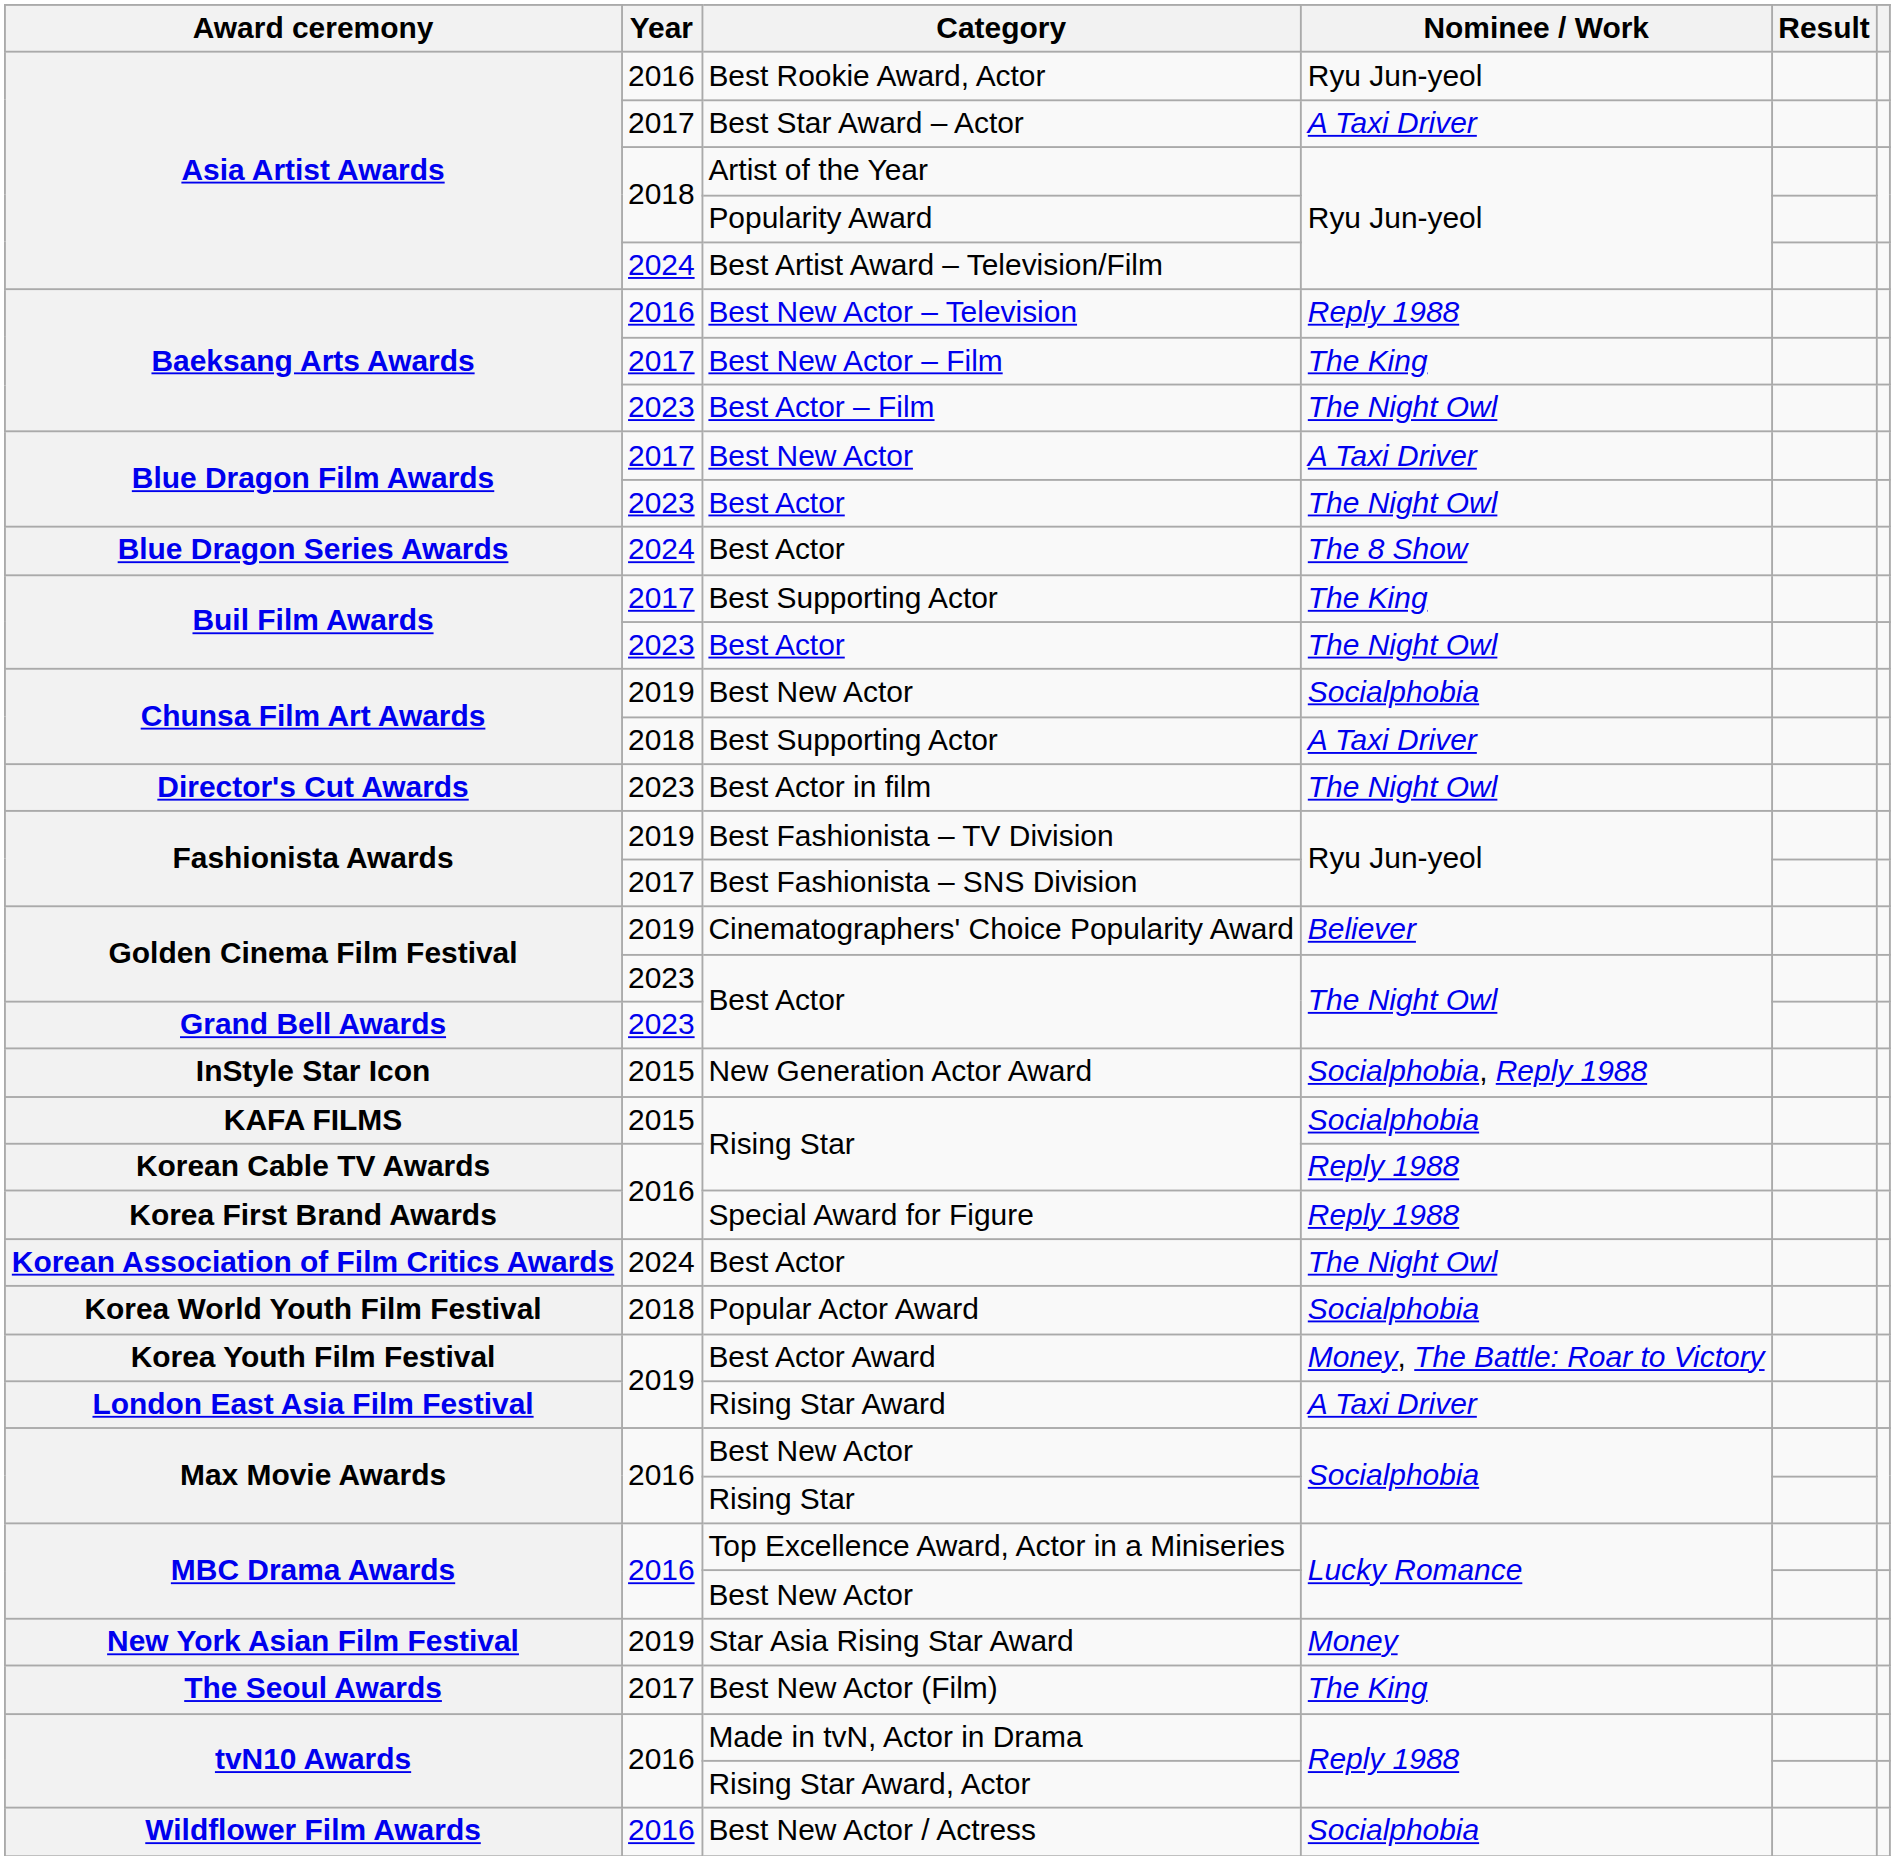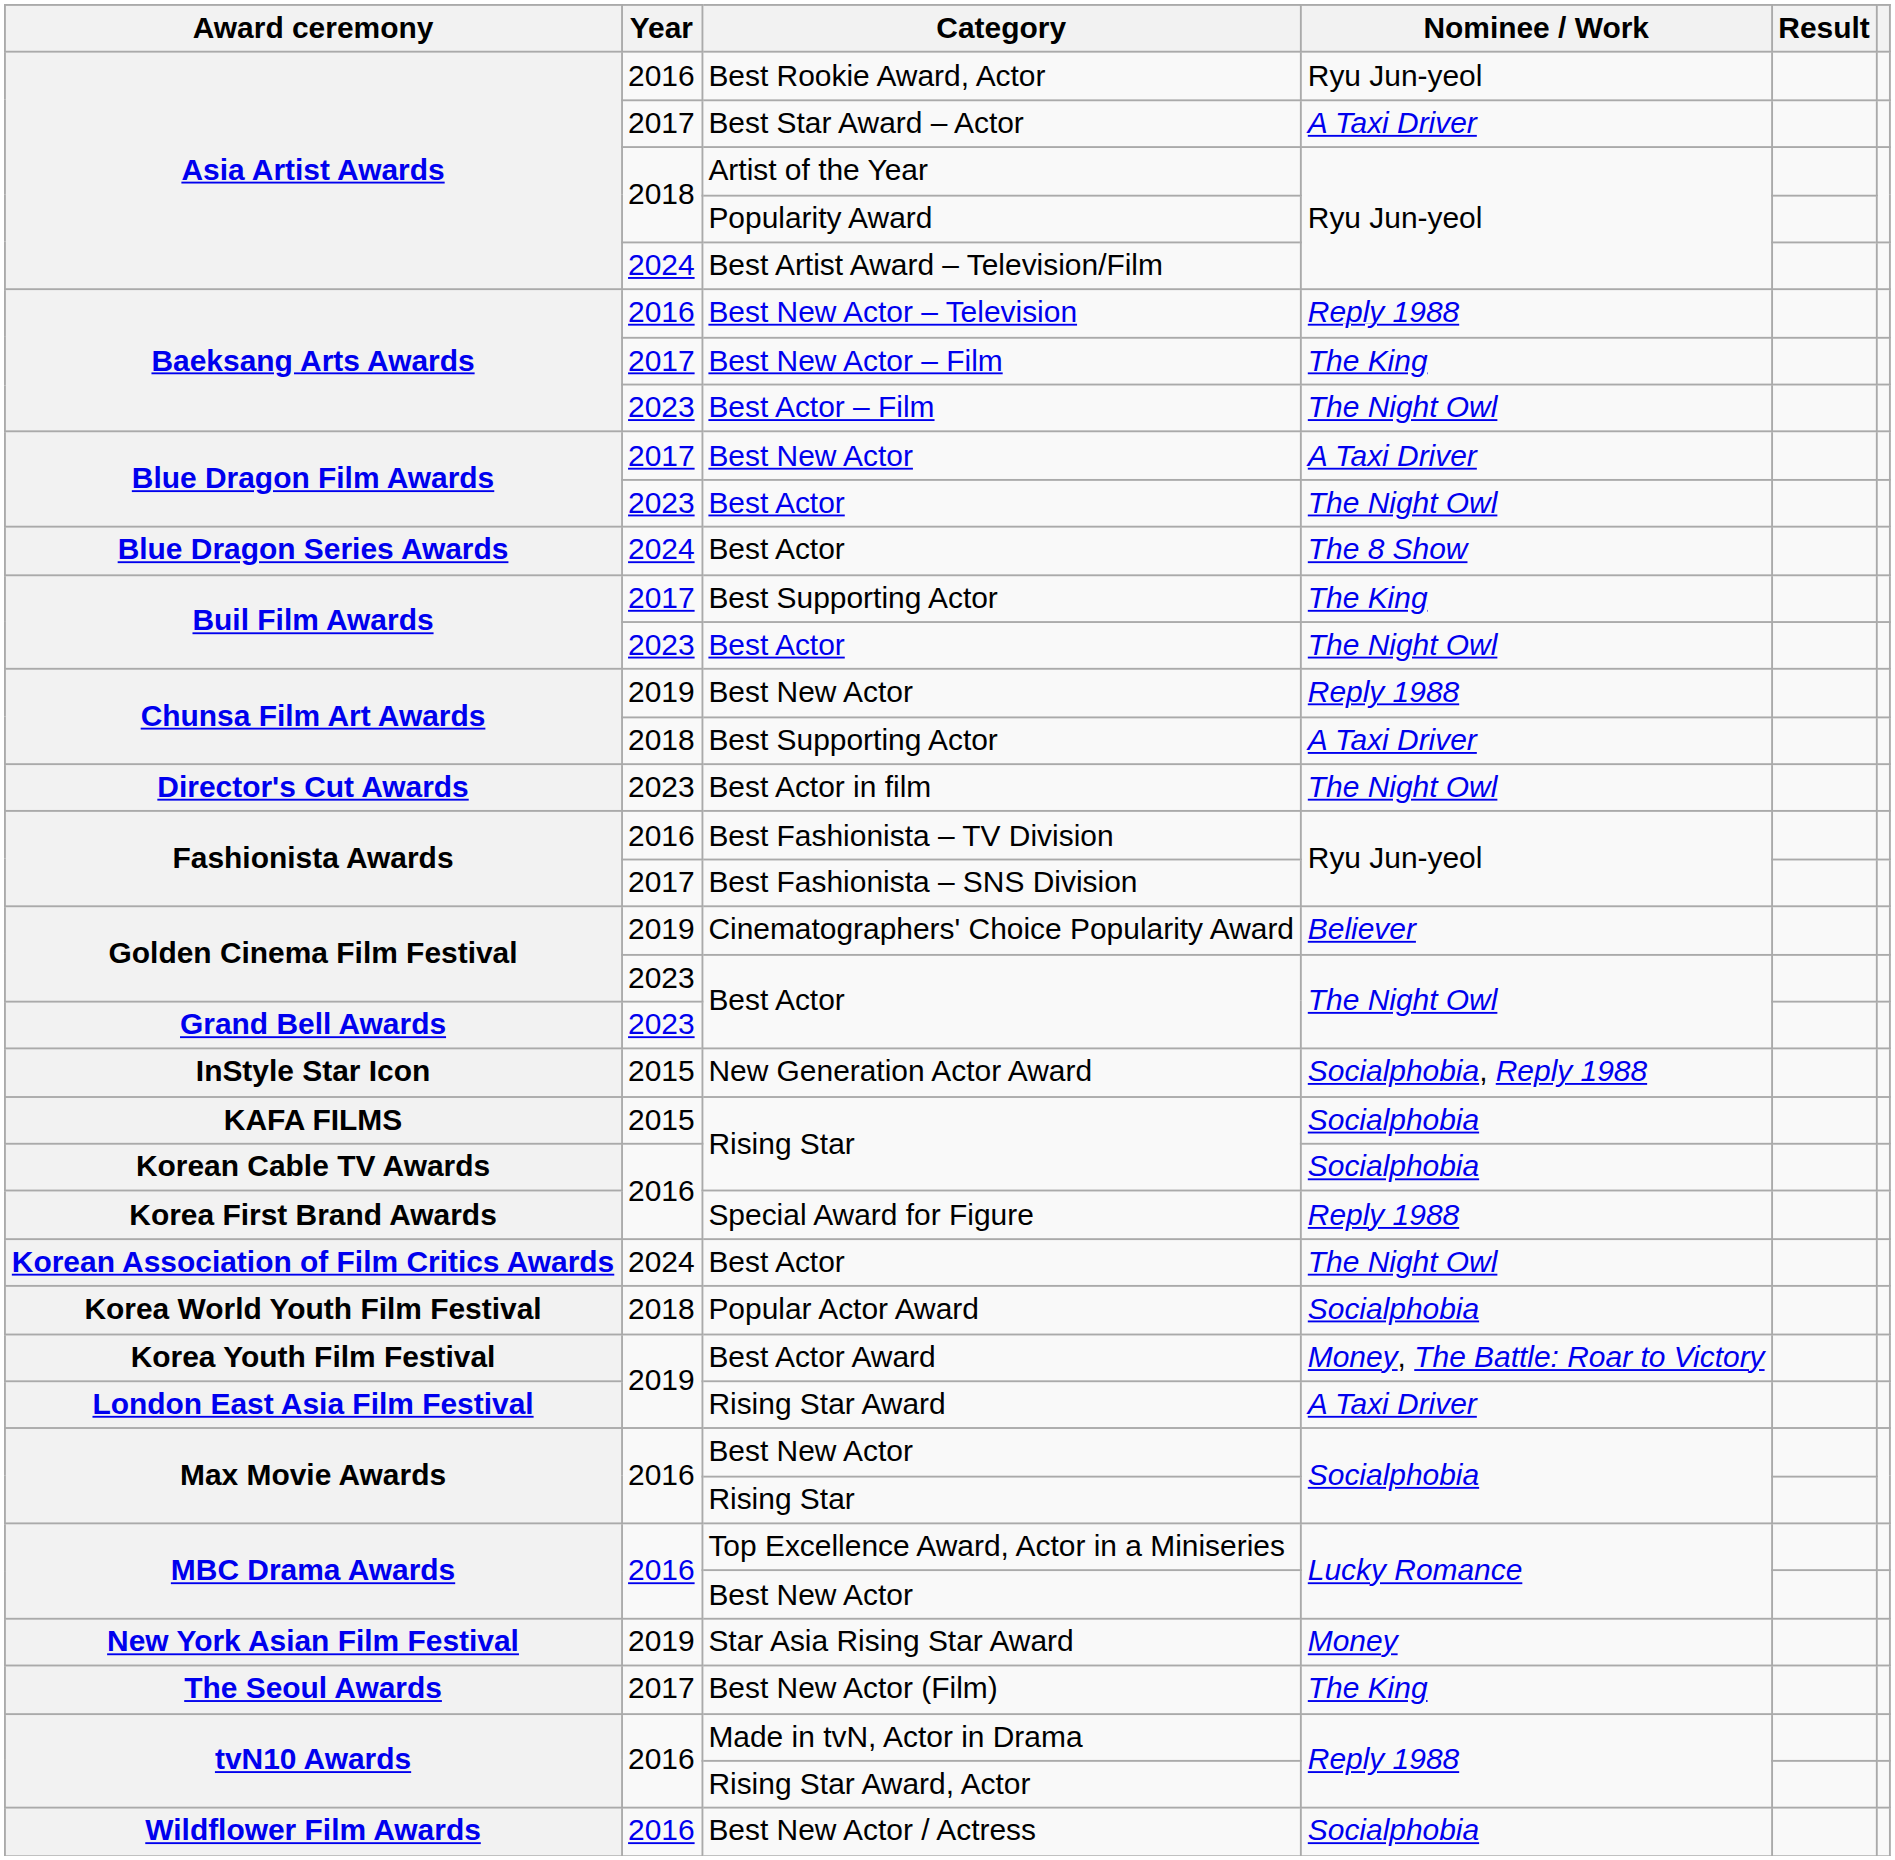(1393, 692) Socialphobia -> (1383, 692) Reply 1988
(661, 834) 2019 -> (661, 834) 2016
(1383, 1167) Reply 1988 -> (1393, 1167) Socialphobia
